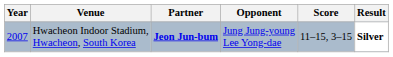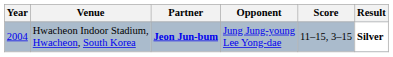(17, 37) 2007 -> (17, 37) 2004
